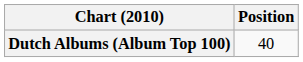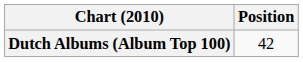(266, 43) 40 -> (266, 43) 42
